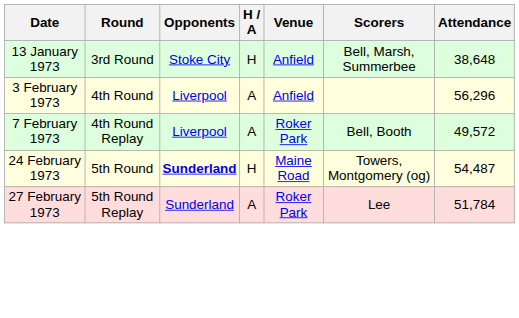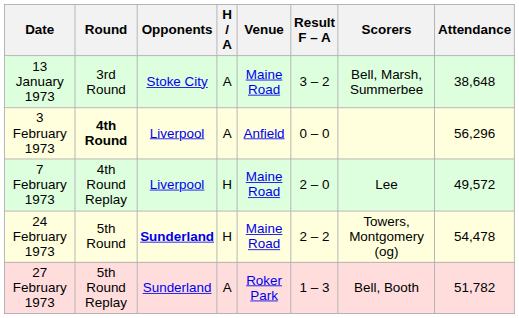+ column: (315, 30)
(252, 59) H -> (227, 81) A
(293, 59) Anfield -> (264, 81) Maine Road
(122, 95) normal -> (106, 133) bold
(252, 132) A -> (227, 184) H
(293, 132) Roker Park -> (264, 184) Maine Road
(379, 132) Bell, Booth -> (387, 184) Lee
(475, 168) 54,487 -> (475, 236) 54,478
(379, 204) Lee -> (387, 288) Bell, Booth
(475, 204) 51,784 -> (475, 288) 51,782
